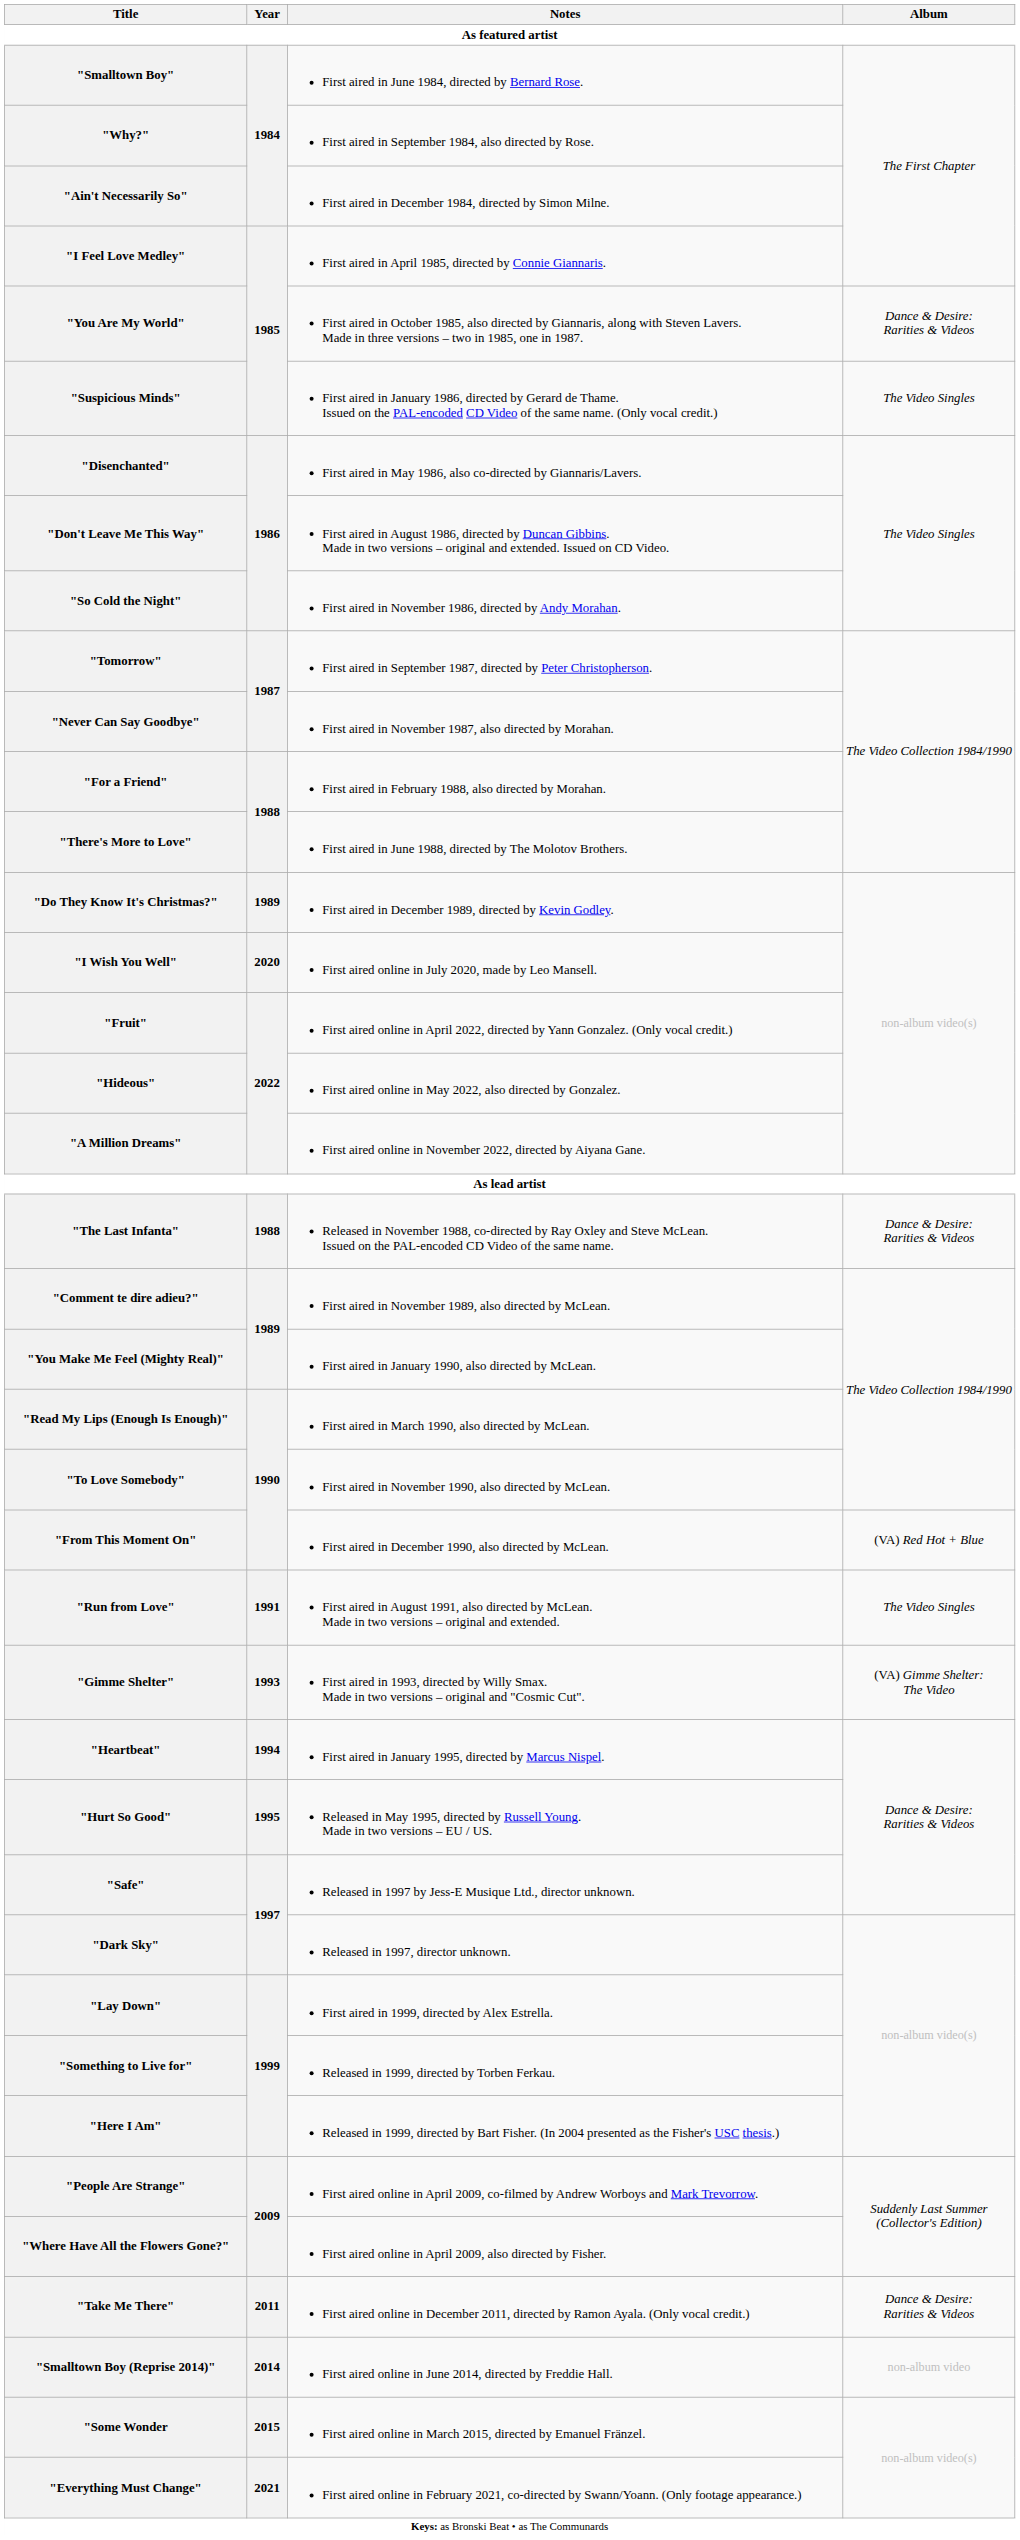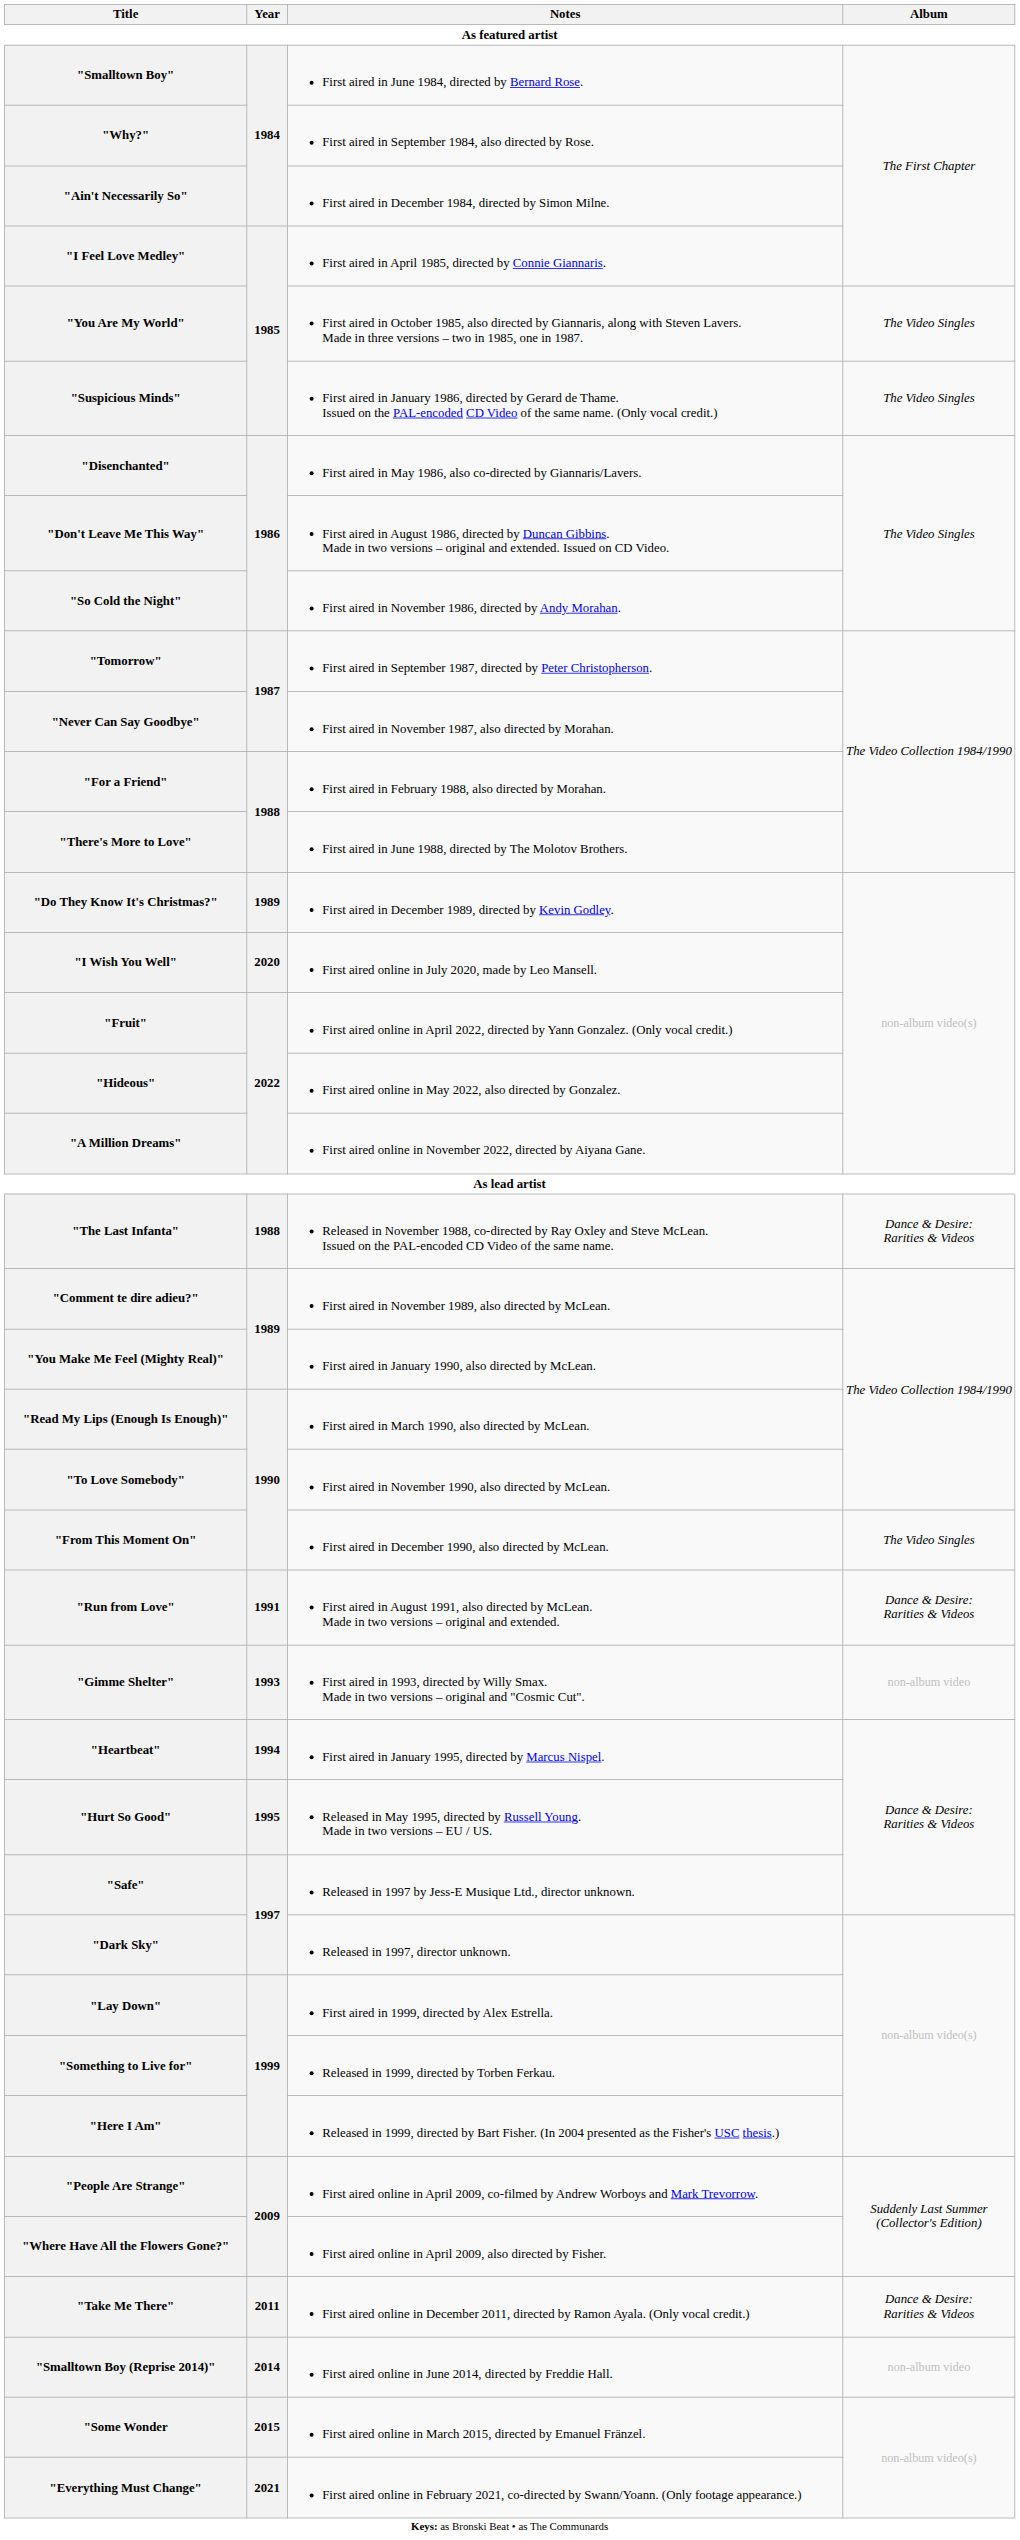(929, 323) Dance & Desire: Rarities & Videos -> (929, 323) The Video Singles
(929, 1540) (VA) Red Hot + Blue -> (929, 1540) The Video Singles
(929, 1607) The Video Singles -> (929, 1607) Dance & Desire: Rarities & Videos
(929, 1682) (VA) Gimme Shelter: The Video -> (929, 1682) non-album video
